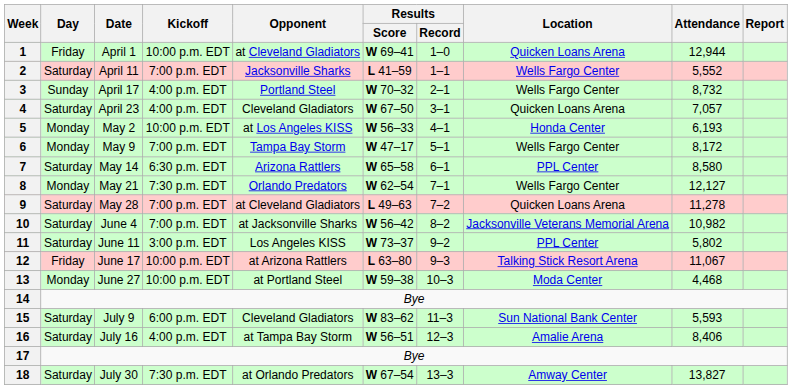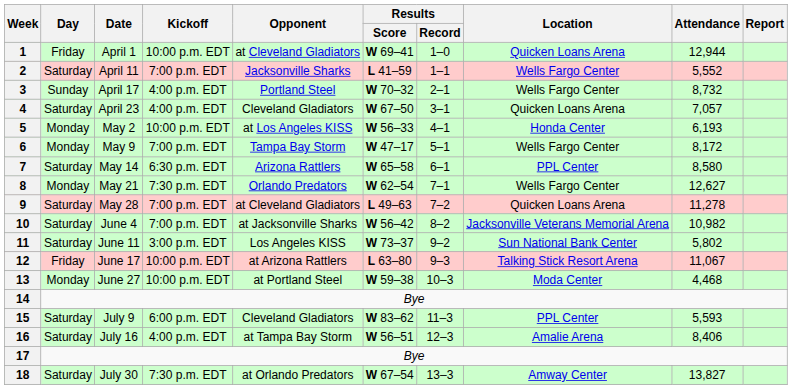(707, 185) 12,127 -> (707, 185) 12,627
(568, 242) PPL Center -> (568, 242) Sun National Bank Center
(568, 318) Sun National Bank Center -> (568, 318) PPL Center
